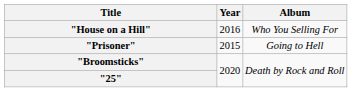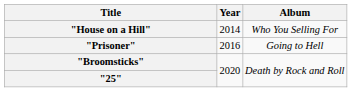(230, 29) 2016 -> (230, 29) 2014
(230, 45) 2015 -> (230, 45) 2016
